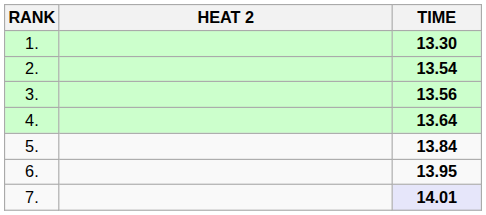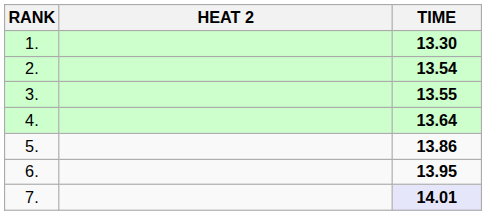(437, 95) 13.56 -> (437, 95) 13.55
(437, 146) 13.84 -> (437, 146) 13.86
